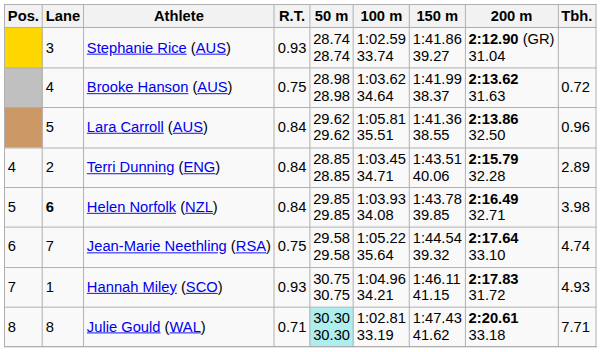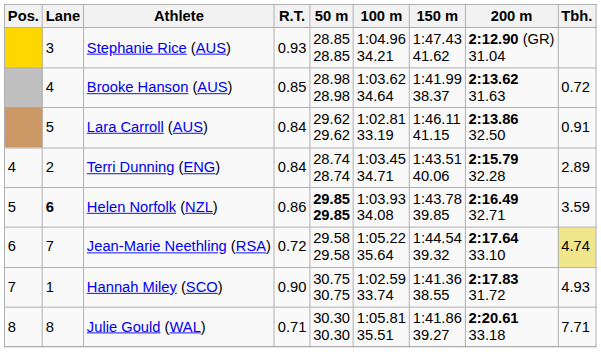(332, 47) 28.74 28.74 -> (332, 47) 28.85 28.85
(381, 47) 1:02.59 33.74 -> (381, 47) 1:04.96 34.21
(437, 47) 1:41.86 39.27 -> (437, 47) 1:47.43 41.62
(292, 87) 0.75 -> (292, 87) 0.85
(381, 127) 1:05.81 35.51 -> (381, 127) 1:02.81 33.19
(437, 127) 1:41.36 38.55 -> (437, 127) 1:46.11 41.15
(576, 127) 0.96 -> (576, 127) 0.91
(332, 167) 28.85 28.85 -> (332, 167) 28.74 28.74
(292, 207) 0.84 -> (292, 207) 0.86
(332, 207) normal -> (332, 207) bold
(576, 207) 3.98 -> (576, 207) 3.59
(292, 247) 0.75 -> (292, 247) 0.72
(576, 247) no background -> (576, 247) khaki background
(292, 287) 0.93 -> (292, 287) 0.90
(381, 287) 1:04.96 34.21 -> (381, 287) 1:02.59 33.74
(437, 287) 1:46.11 41.15 -> (437, 287) 1:41.36 38.55
(332, 327) paleturquoise background -> (332, 327) no background
(381, 327) 1:02.81 33.19 -> (381, 327) 1:05.81 35.51
(437, 327) 1:47.43 41.62 -> (437, 327) 1:41.86 39.27
